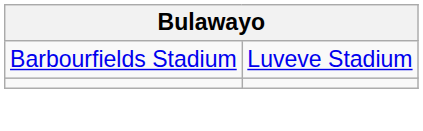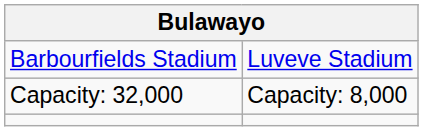+ row: (96, 95)
